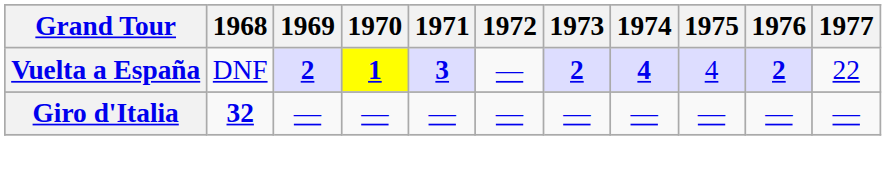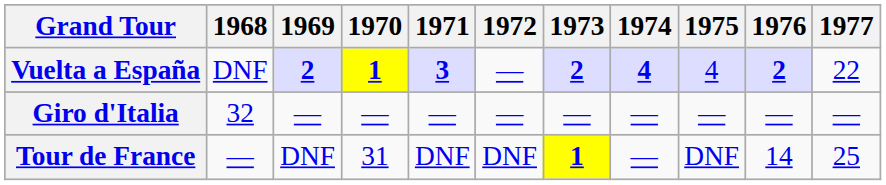(240, 112) bold -> (240, 112) normal
+ row: (106, 156)
